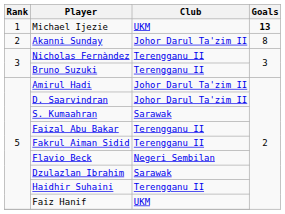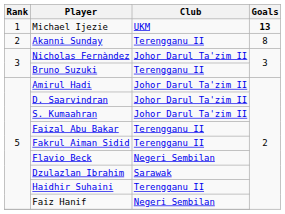(191, 41) Johor Darul Ta'zim II -> (169, 41) Terengganu II
(169, 56) Terengganu II -> (191, 56) Johor Darul Ta'zim II
(153, 114) Sarawak -> (191, 114) Johor Darul Ta'zim II
(142, 202) UKM -> (174, 202) Negeri Sembilan
